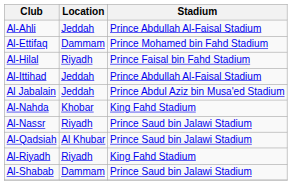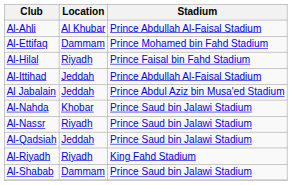(78, 28) Jeddah -> (83, 28) Al Khubar
(153, 108) King Fahd Stadium -> (181, 108) Prince Saud bin Jalawi Stadium
(83, 140) Al Khubar -> (78, 140) Jeddah
